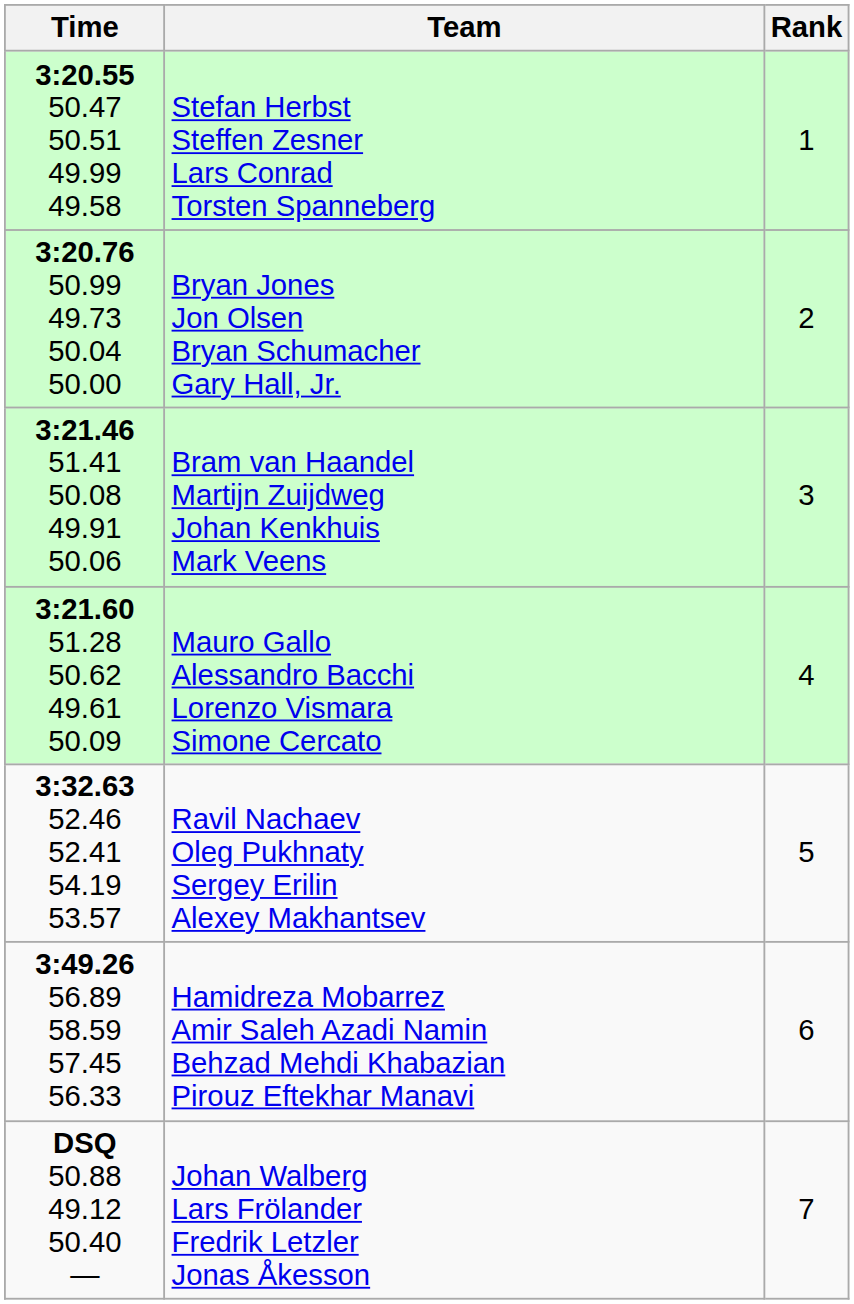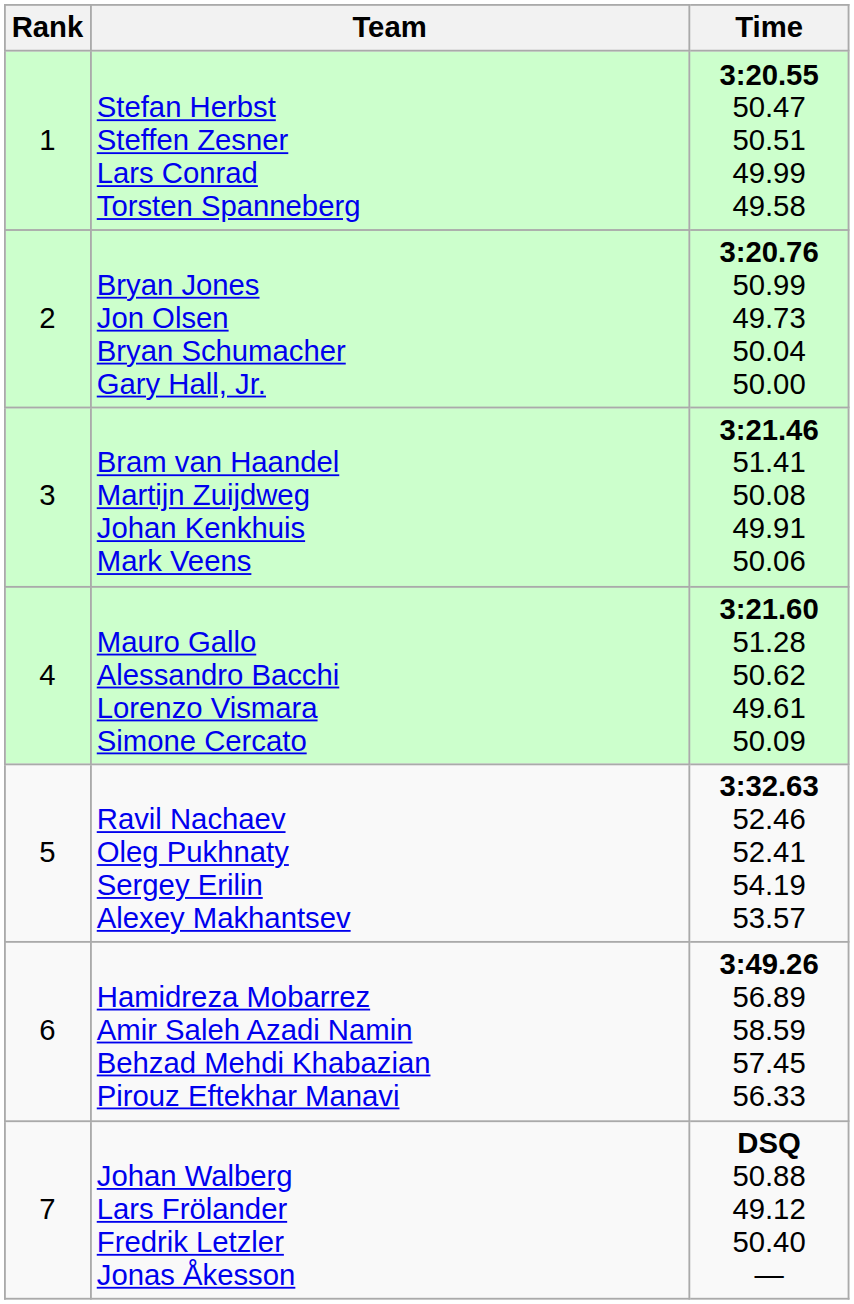columns swapped: (806, 27) <-> (85, 27)
